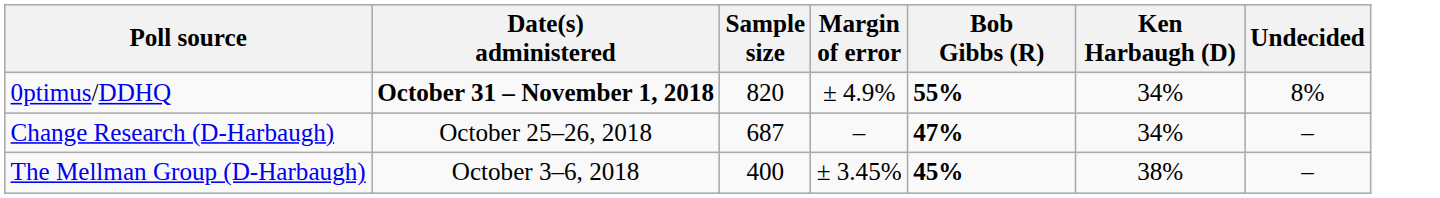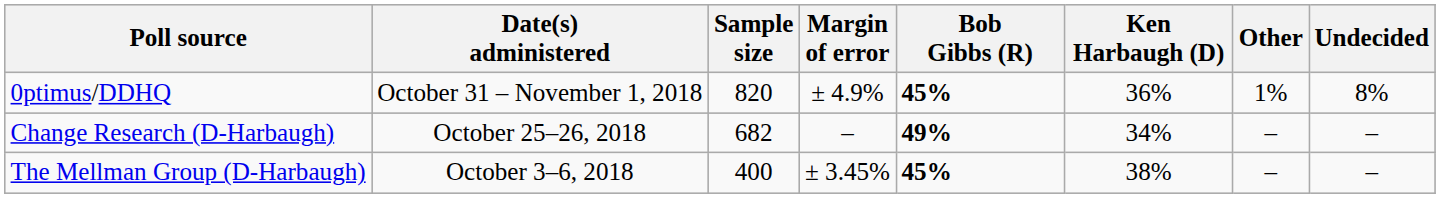+ column: (1271, 38)
(546, 92) bold -> (540, 92) normal
(938, 92) 55% -> (927, 92) 45%
(1160, 92) 34% -> (1149, 92) 36%
(765, 132) 687 -> (754, 132) 682
(938, 132) 47% -> (927, 132) 49%
